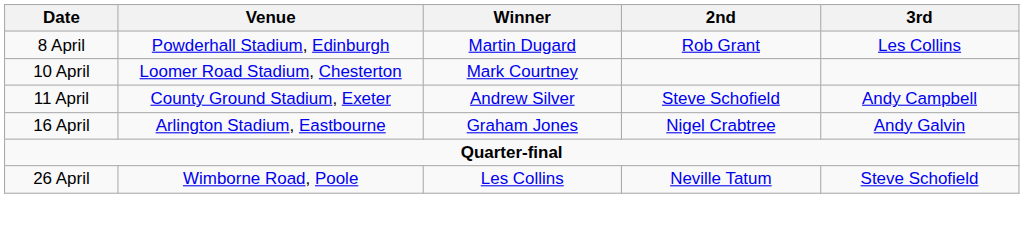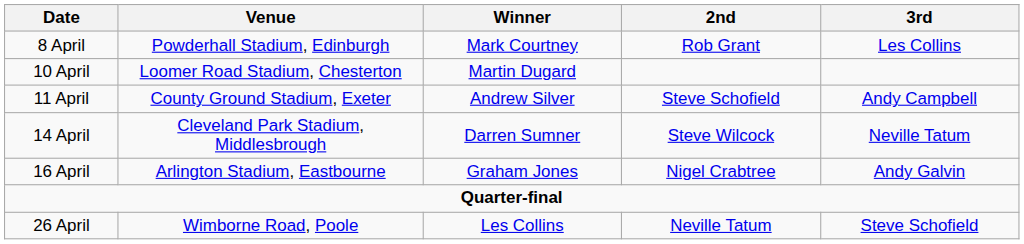(522, 44) Martin Dugard -> (522, 44) Mark Courtney
(522, 71) Mark Courtney -> (522, 71) Martin Dugard
+ row: (61, 135)
